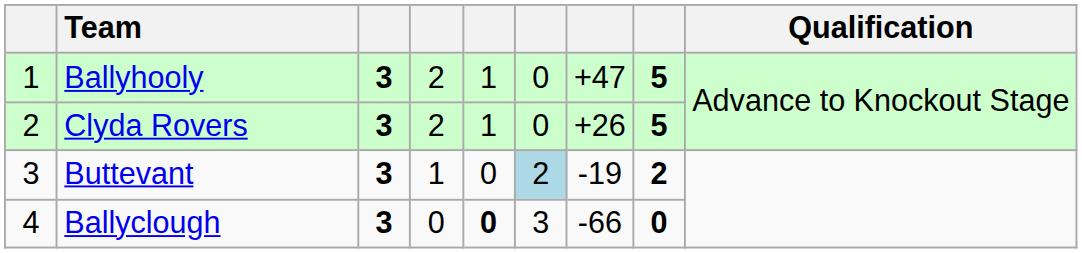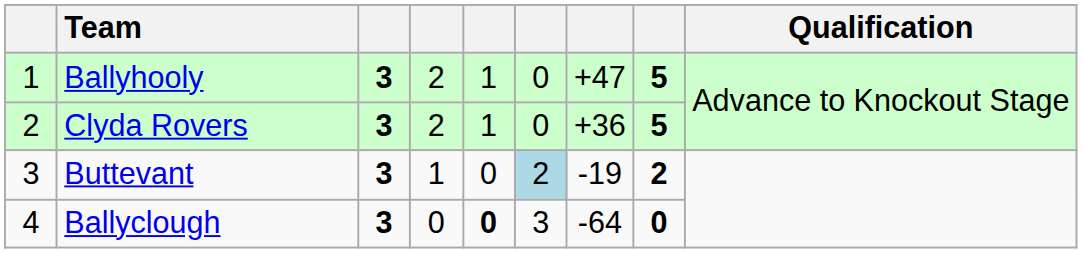(600, 125) +26 -> (600, 125) +36
(600, 222) -66 -> (600, 222) -64
